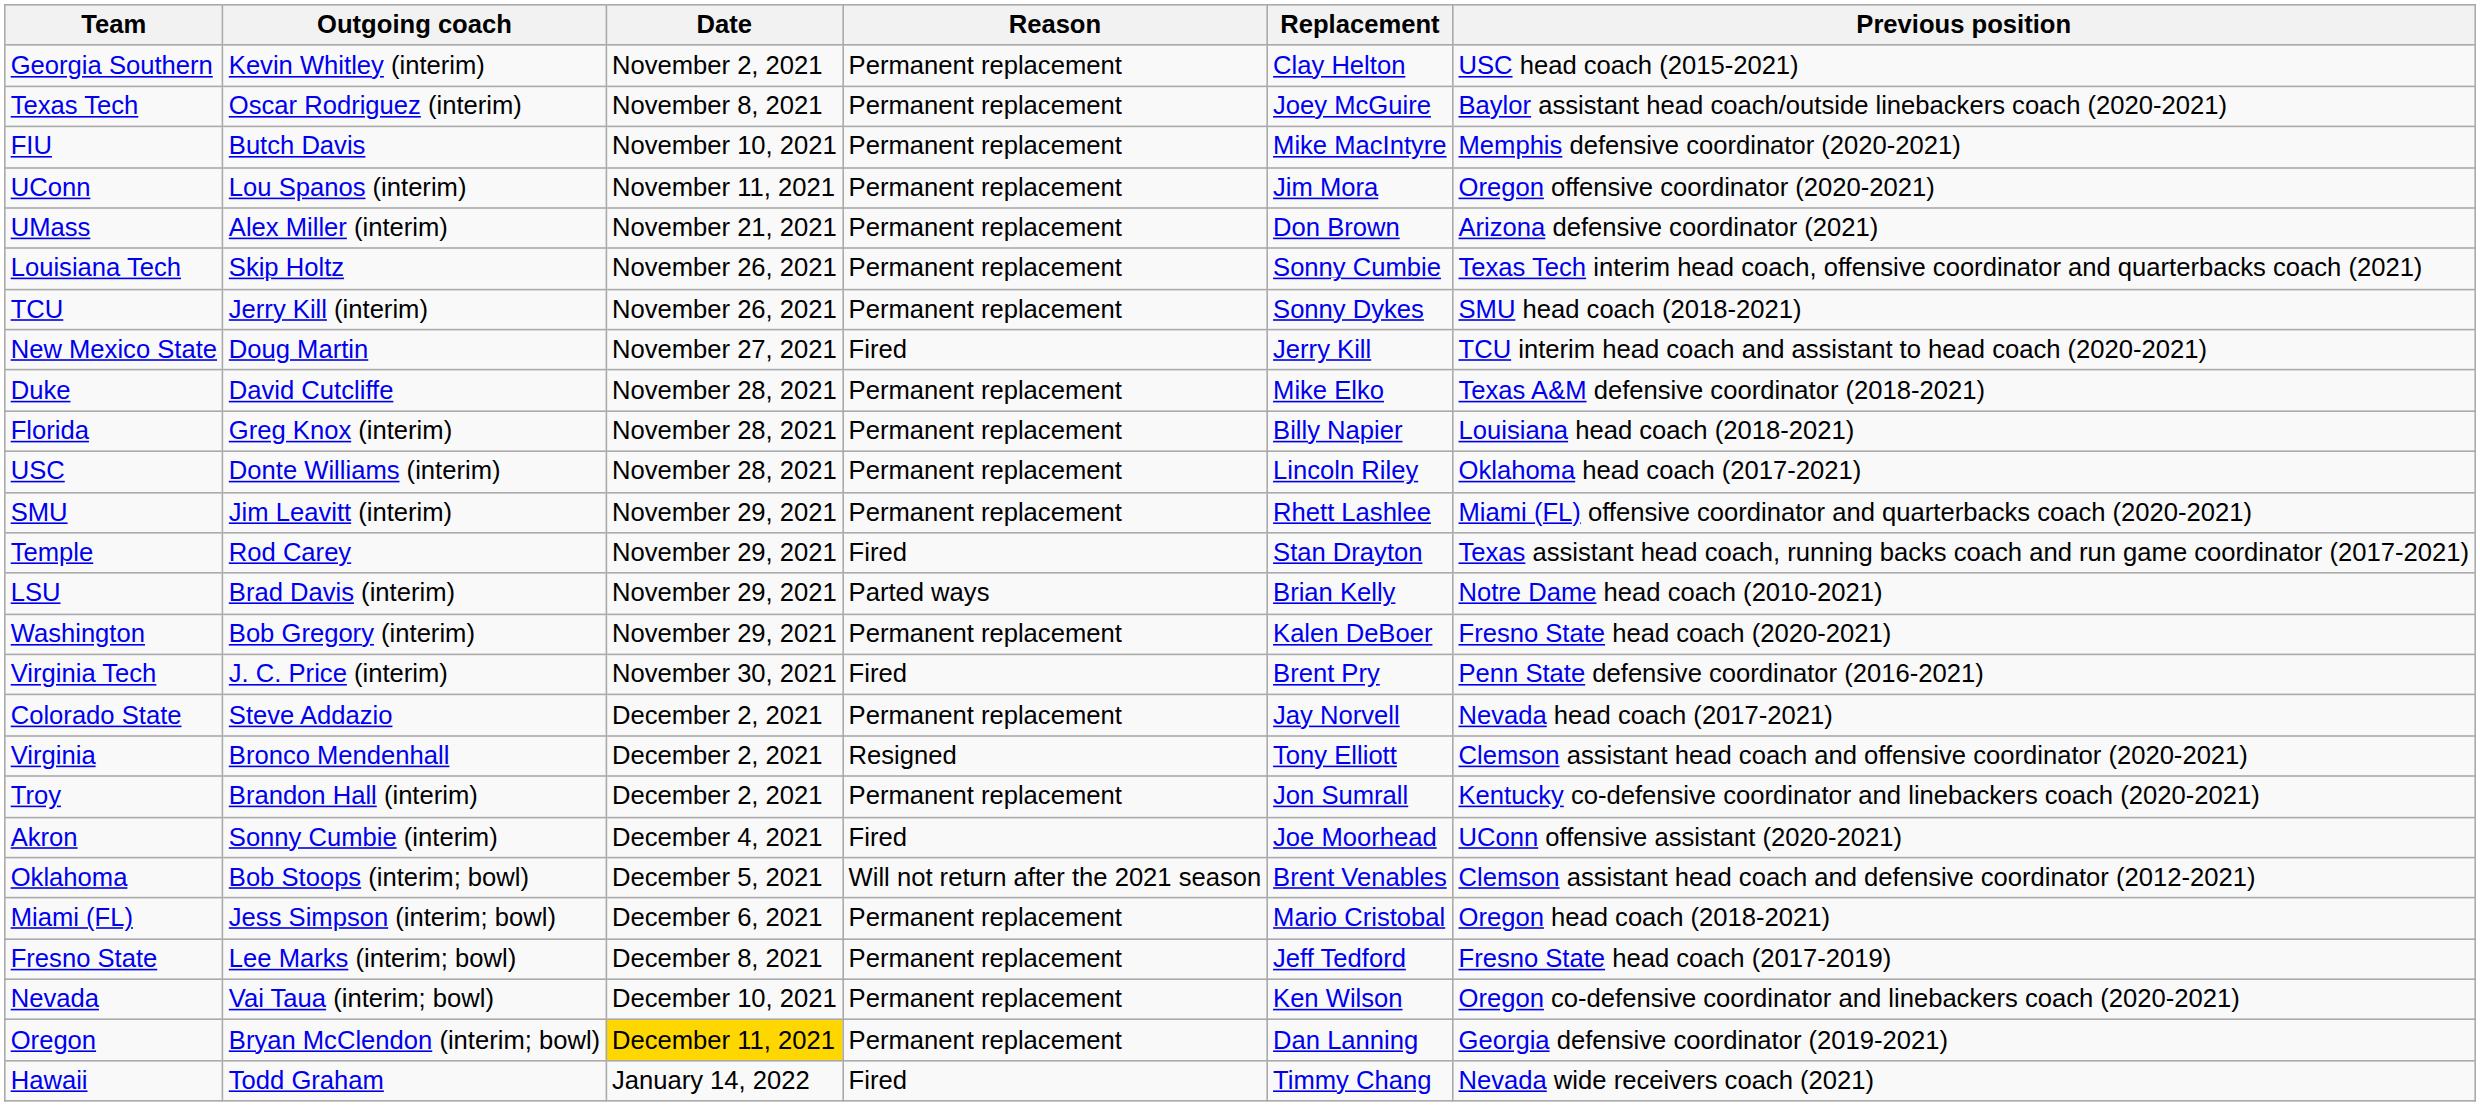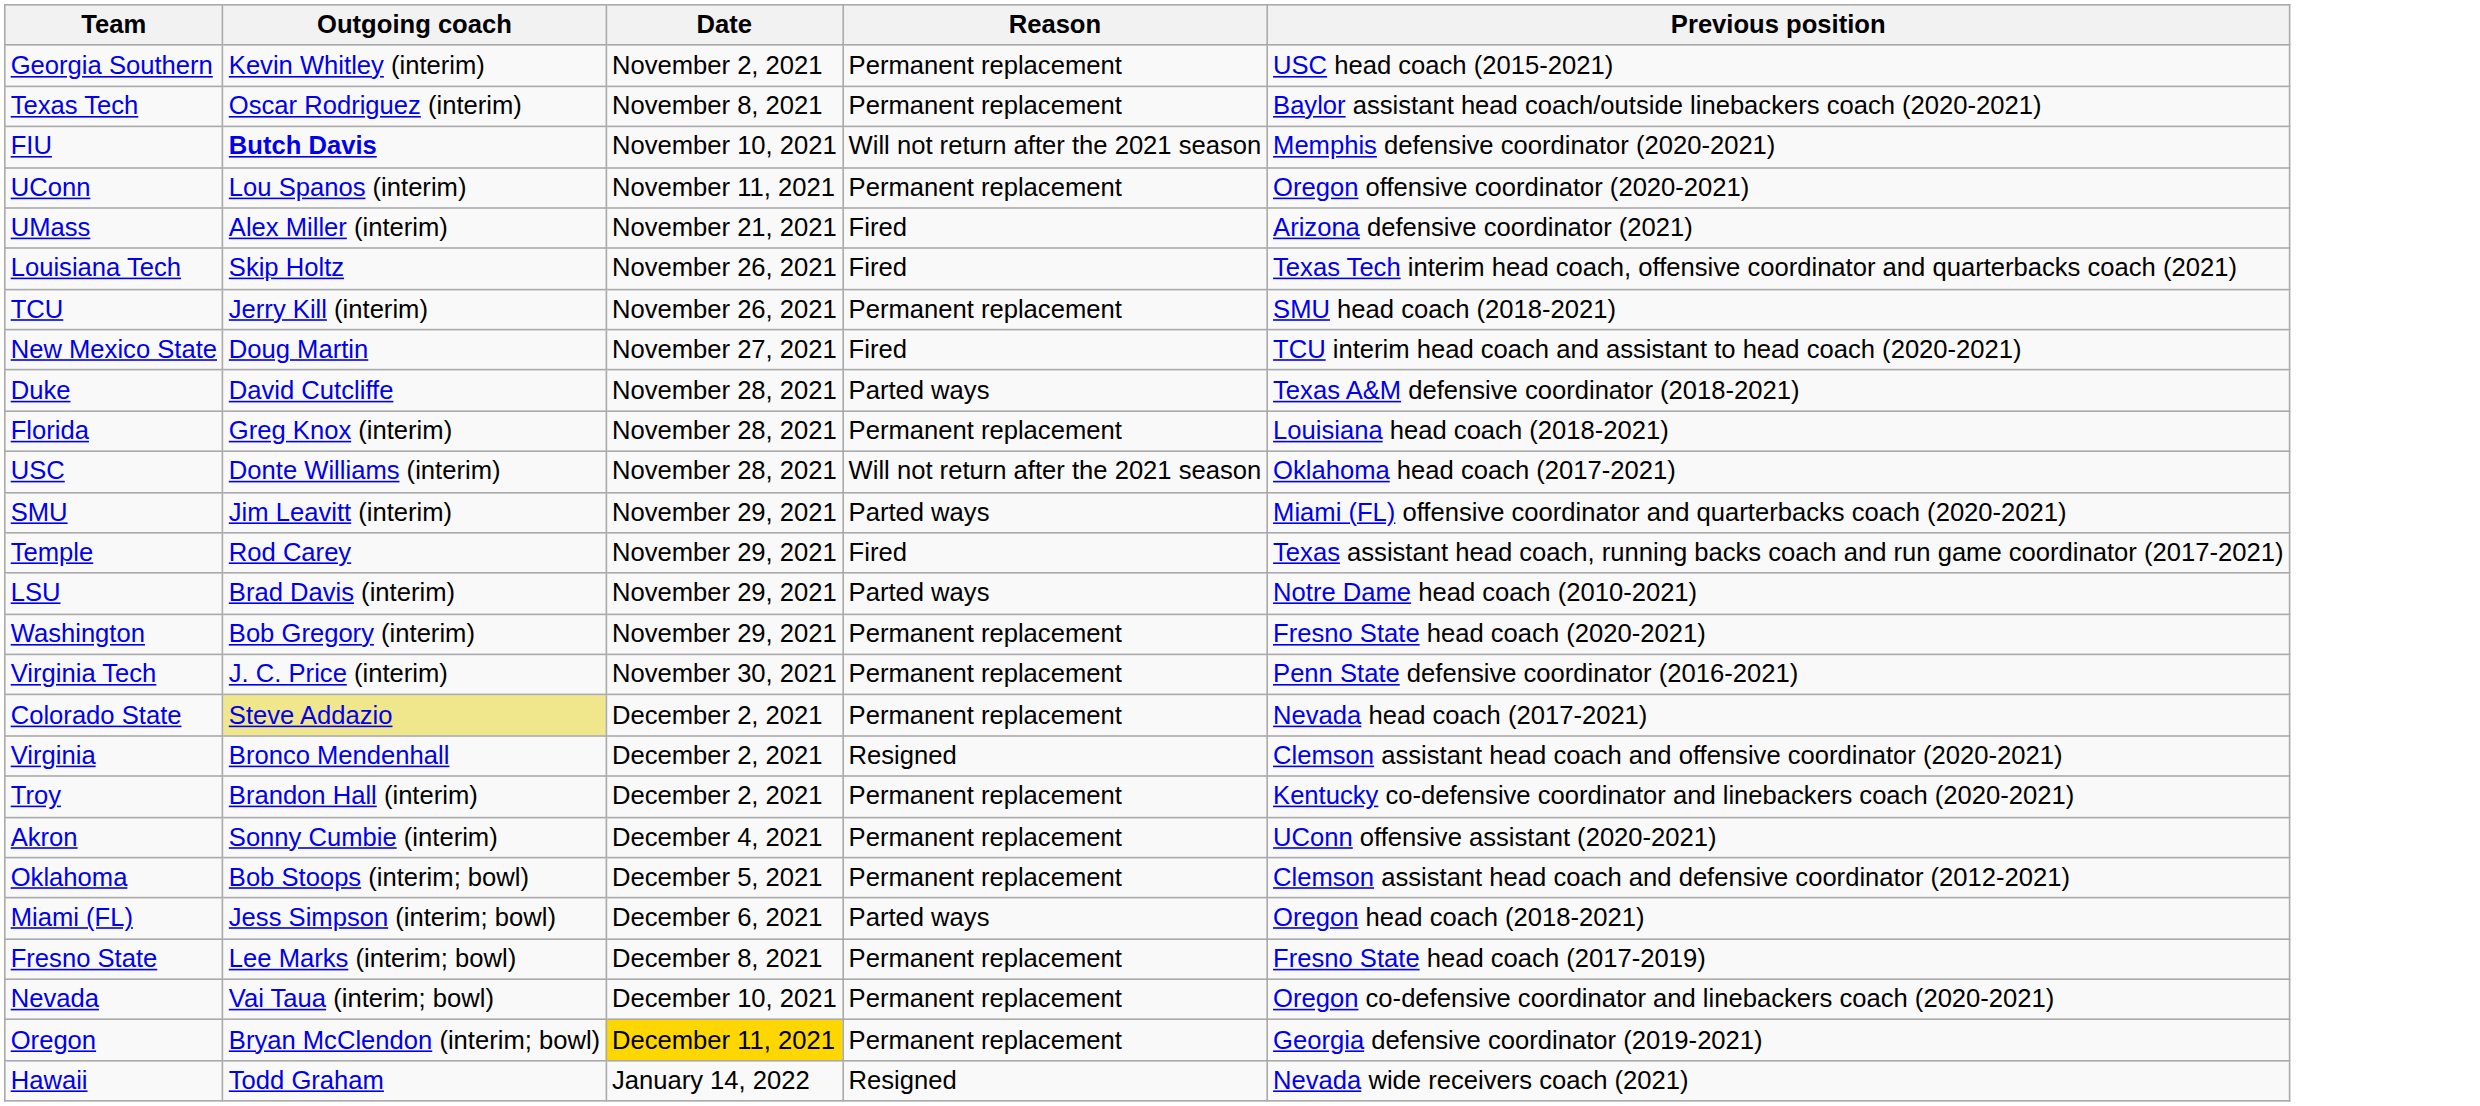- column: (1360, 24)
(297, 146) normal -> (303, 146) bold
(985, 146) Permanent replacement -> (1055, 146) Will not return after the 2021 season
(985, 227) Permanent replacement -> (878, 227) Fired
(985, 268) Permanent replacement -> (878, 268) Fired
(985, 390) Permanent replacement -> (919, 390) Parted ways
(985, 471) Permanent replacement -> (1055, 471) Will not return after the 2021 season
(985, 512) Permanent replacement -> (919, 512) Parted ways
(878, 674) Fired -> (985, 674) Permanent replacement
(311, 715) no background -> (311, 715) khaki background
(878, 836) Fired -> (985, 836) Permanent replacement
(1055, 877) Will not return after the 2021 season -> (985, 877) Permanent replacement
(985, 918) Permanent replacement -> (919, 918) Parted ways
(878, 1080) Fired -> (903, 1080) Resigned
